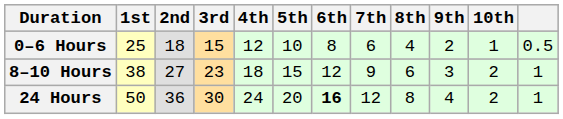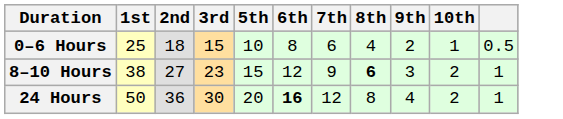- column: (253, 18)
(410, 72) normal -> (371, 72) bold
